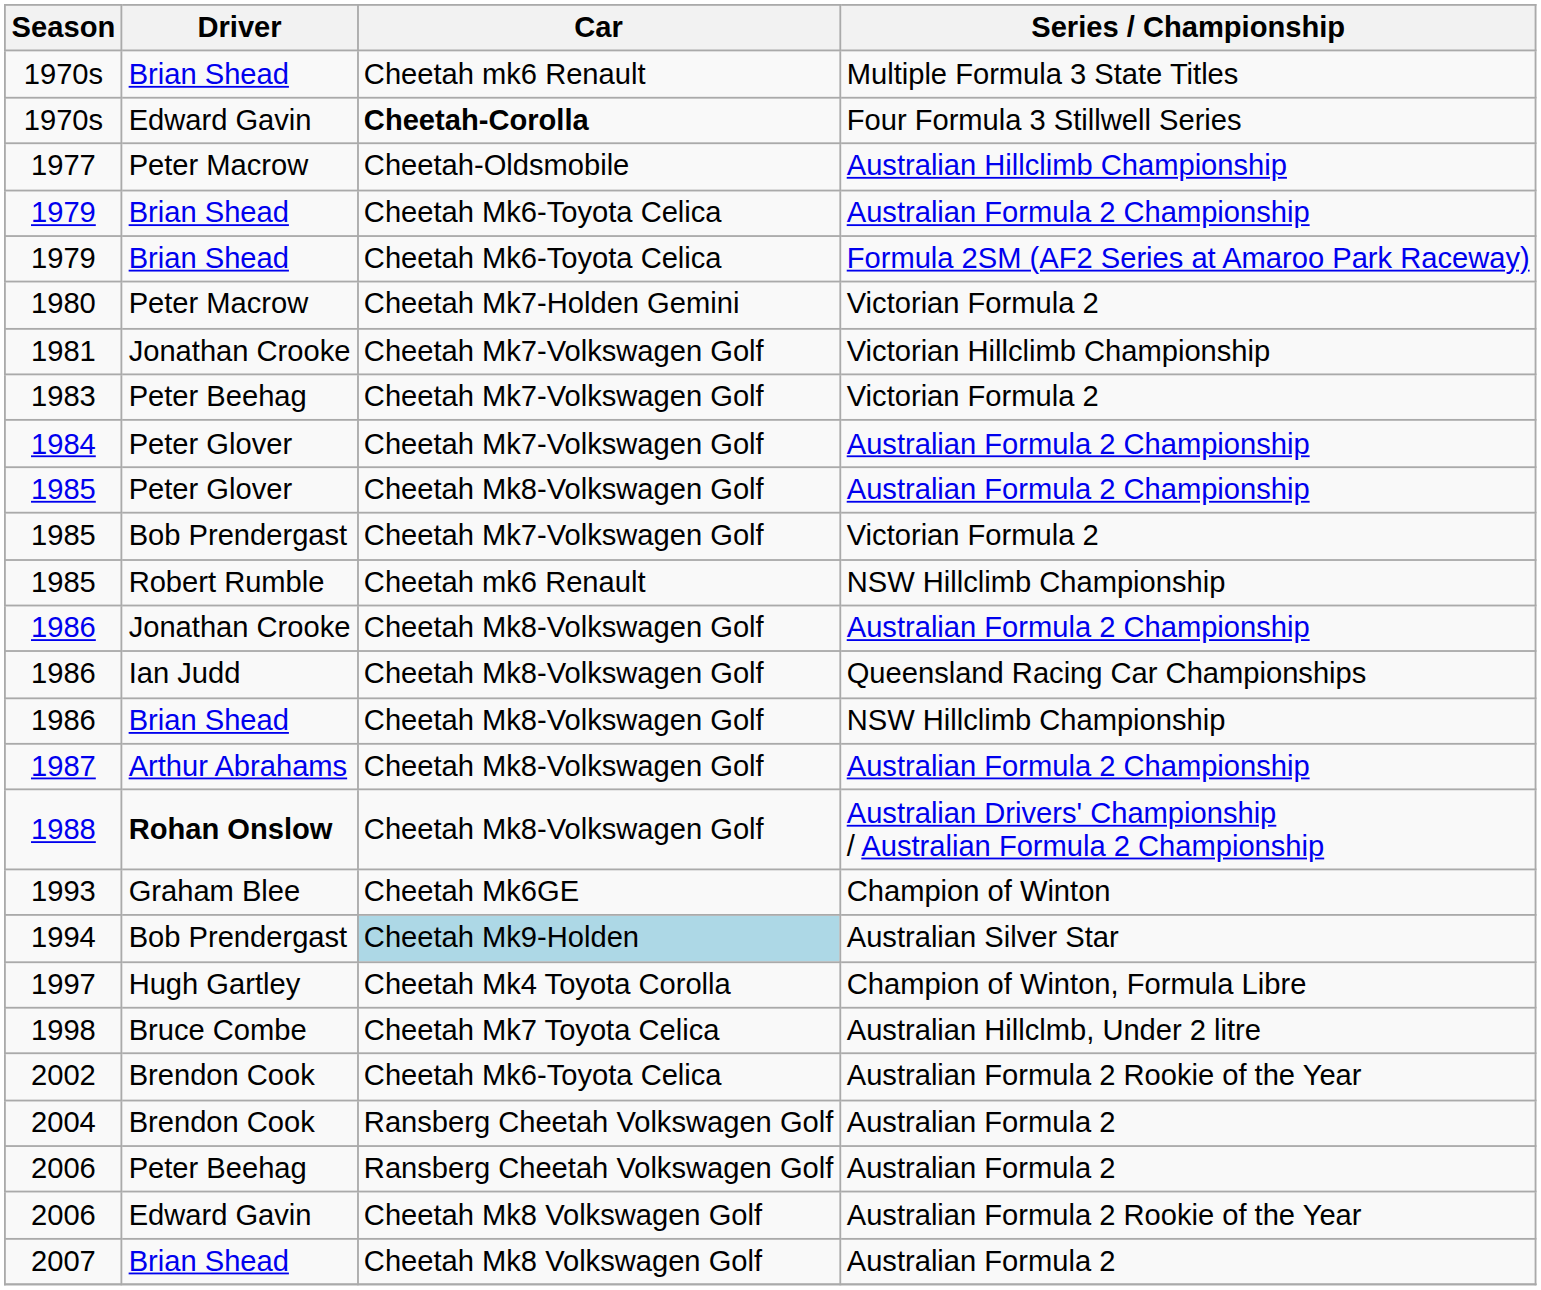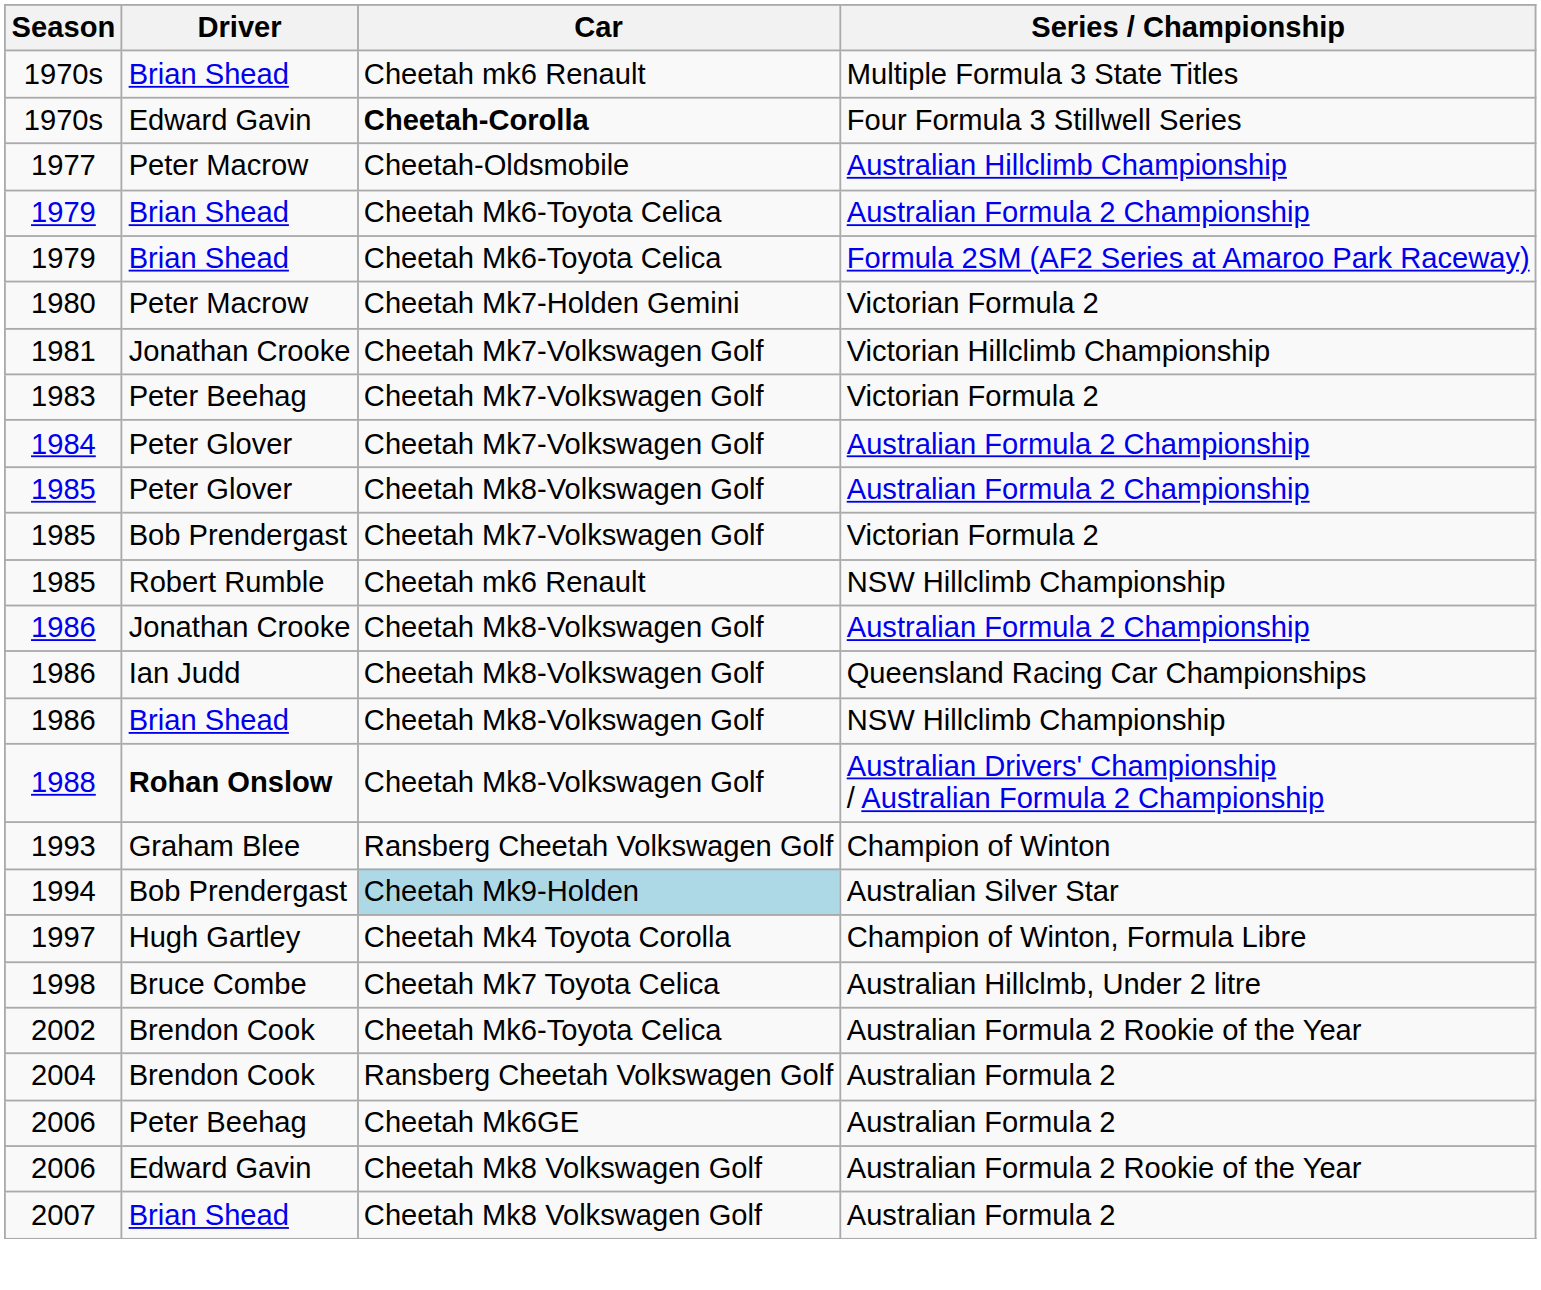- row: (63, 766)
(471, 891) Cheetah Mk6GE -> (599, 845) Ransberg Cheetah Volkswagen Golf
(599, 1168) Ransberg Cheetah Volkswagen Golf -> (471, 1122) Cheetah Mk6GE
